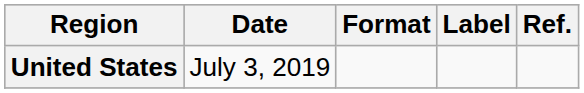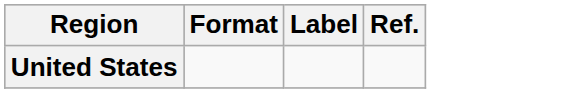- column: (260, 25)
